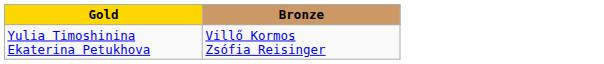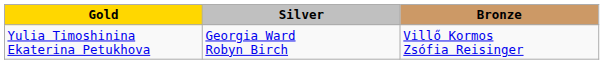+ column: (301, 15)
